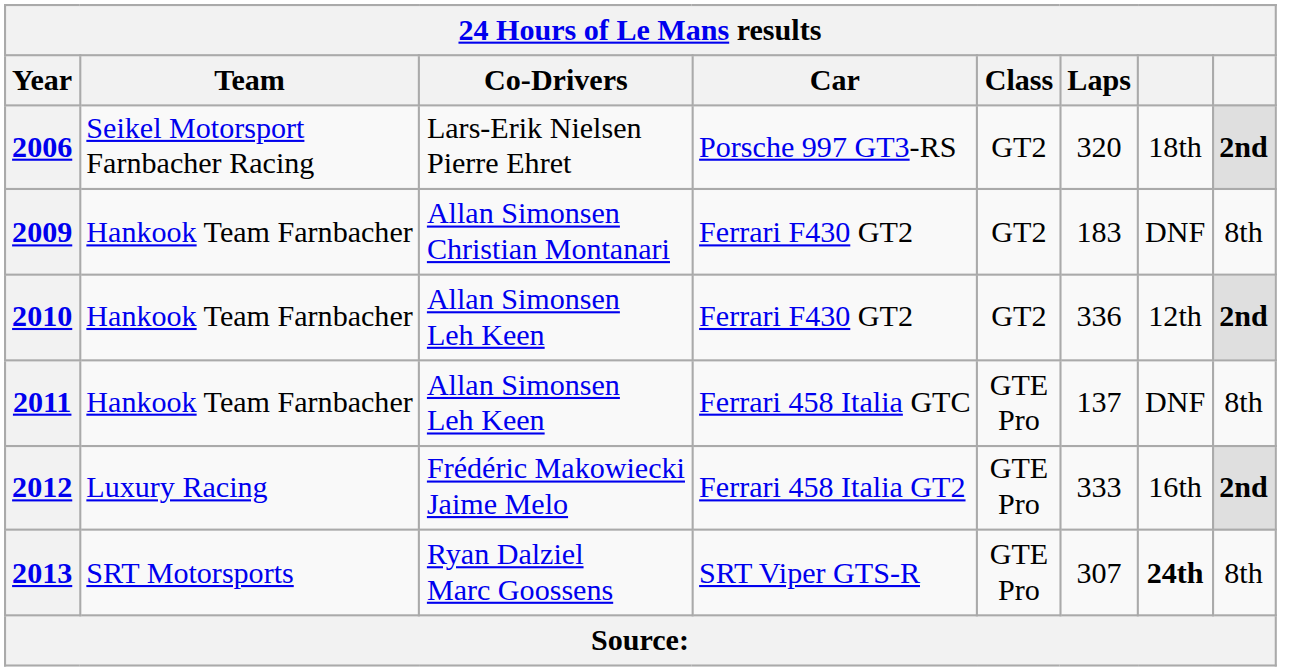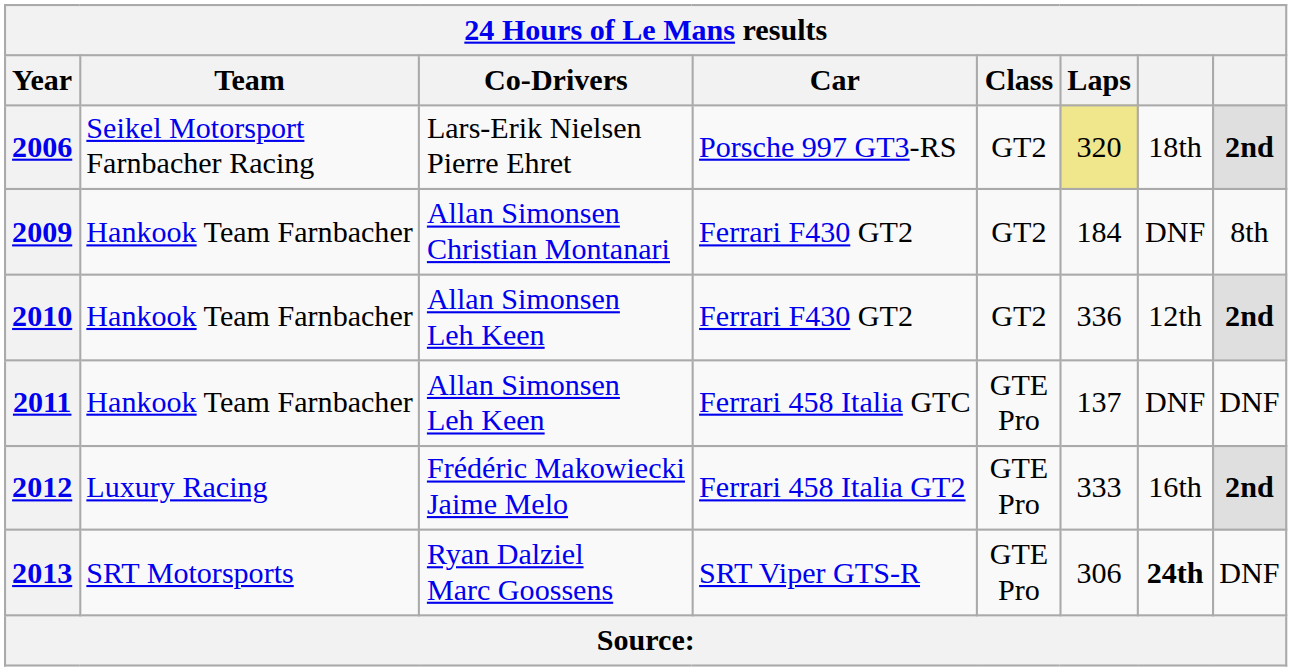(1099, 146) no background -> (1099, 146) khaki background
(1099, 231) 183 -> (1099, 231) 184
(1244, 402) 8th -> (1249, 402) DNF
(1099, 572) 307 -> (1099, 572) 306
(1244, 572) 8th -> (1249, 572) DNF
